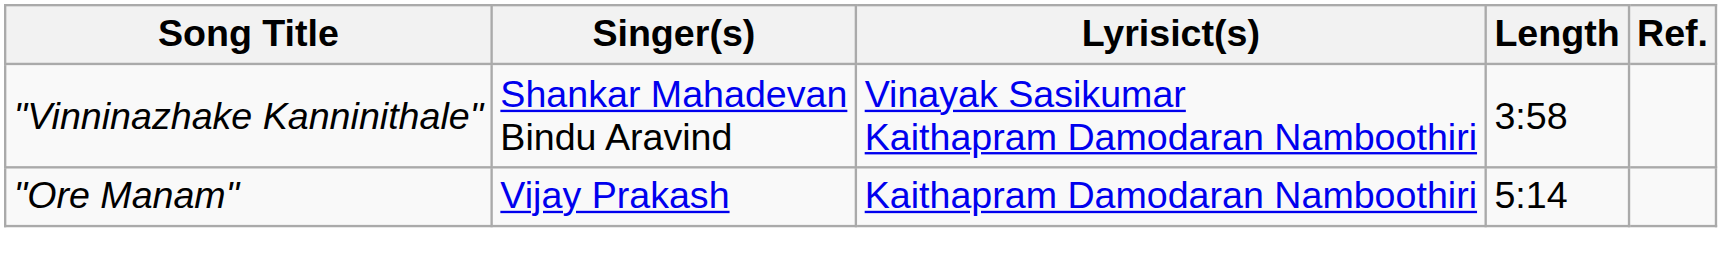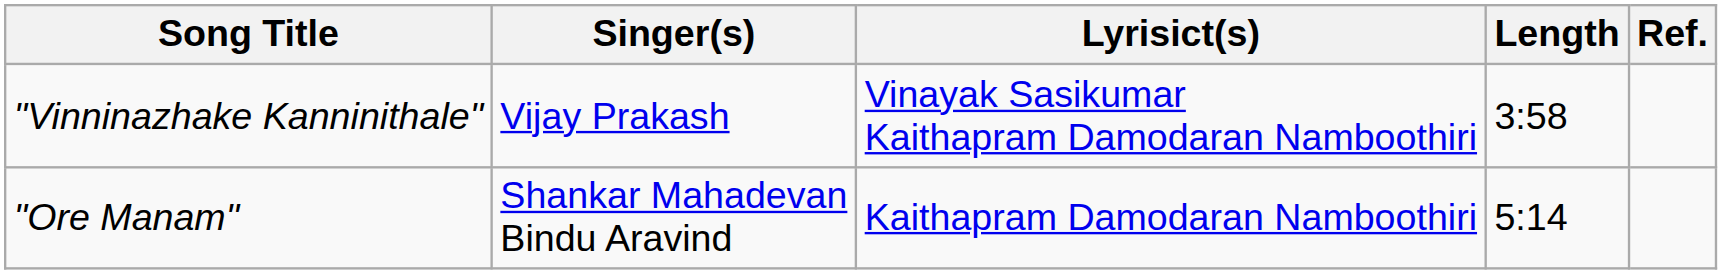(674, 115) Shankar Mahadevan Bindu Aravind -> (615, 115) Vijay Prakash
(615, 195) Vijay Prakash -> (674, 217) Shankar Mahadevan Bindu Aravind
